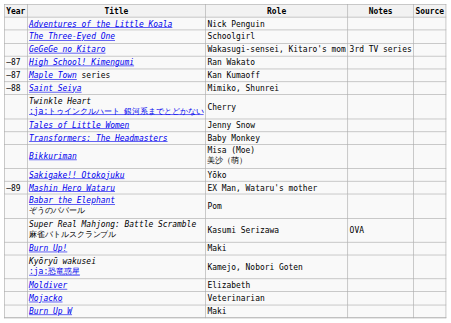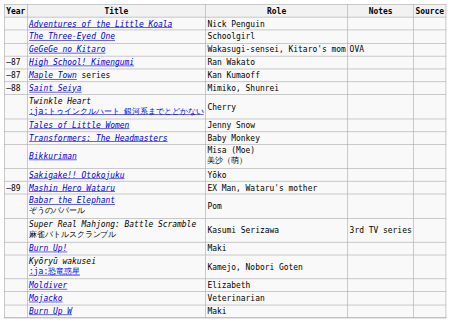(381, 50) 3rd TV series -> (357, 50) OVA
(357, 230) OVA -> (381, 230) 3rd TV series
